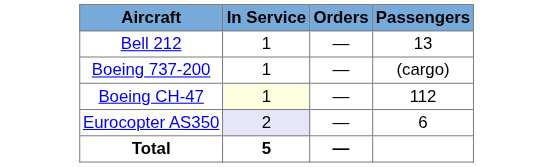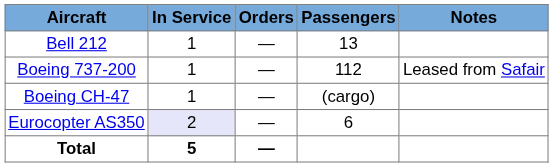+ column: (474, 17)
(423, 70) (cargo) -> (348, 70) 112
(266, 96) lightyellow background -> (192, 96) no background
(423, 96) 112 -> (348, 96) (cargo)
